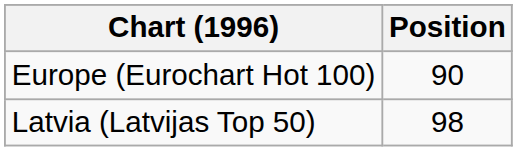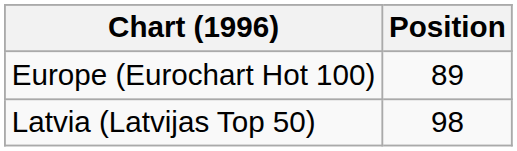(447, 74) 90 -> (447, 74) 89
